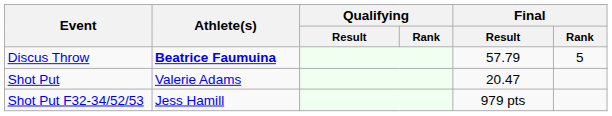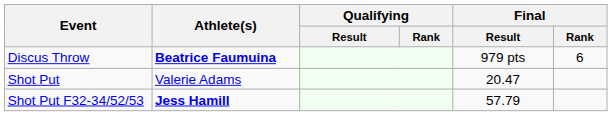(503, 58) 57.79 -> (503, 58) 979 pts
(580, 58) 5 -> (580, 58) 6
(190, 101) normal -> (192, 101) bold
(503, 101) 979 pts -> (503, 101) 57.79
